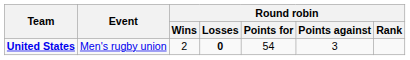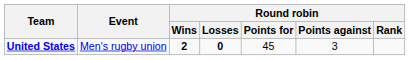(184, 47) normal -> (184, 47) bold
(268, 47) 54 -> (268, 47) 45
